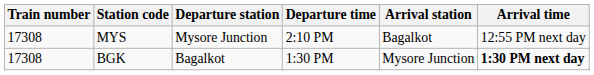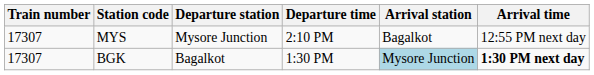(25, 37) 17308 -> (25, 37) 17307
(25, 59) 17308 -> (25, 59) 17307
(428, 59) no background -> (428, 59) lightblue background
